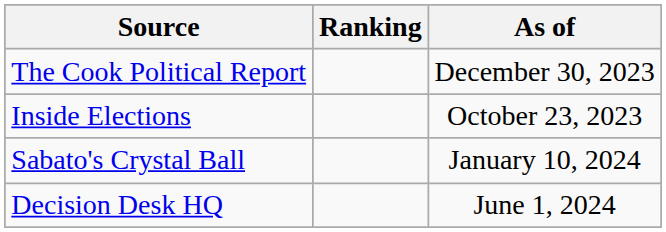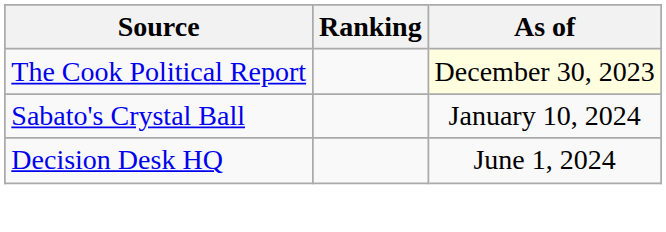(545, 71) no background -> (545, 71) lightyellow background
- row: (101, 115)
